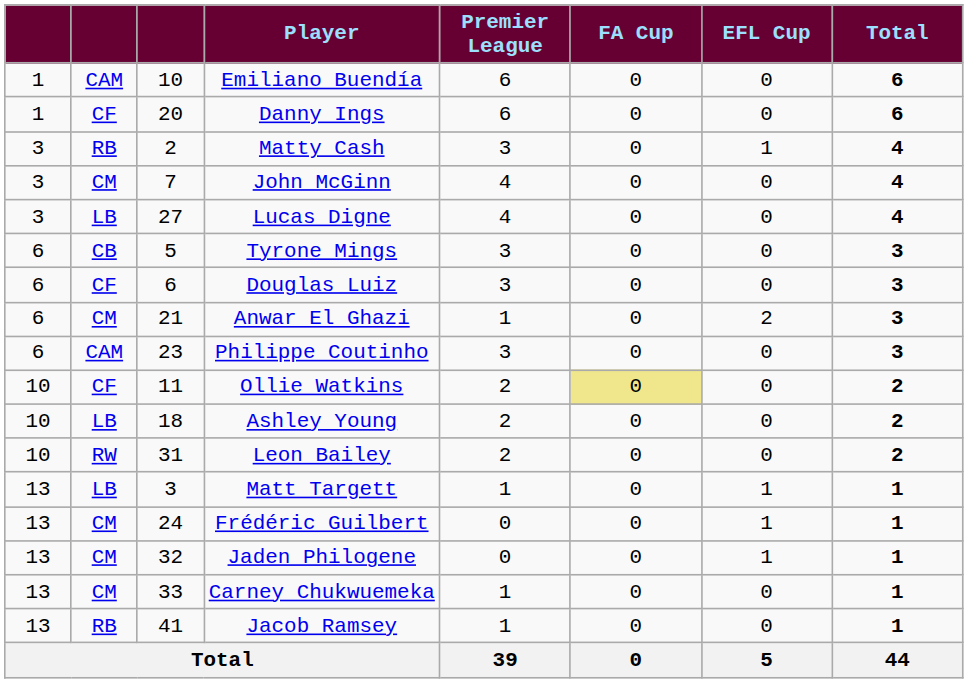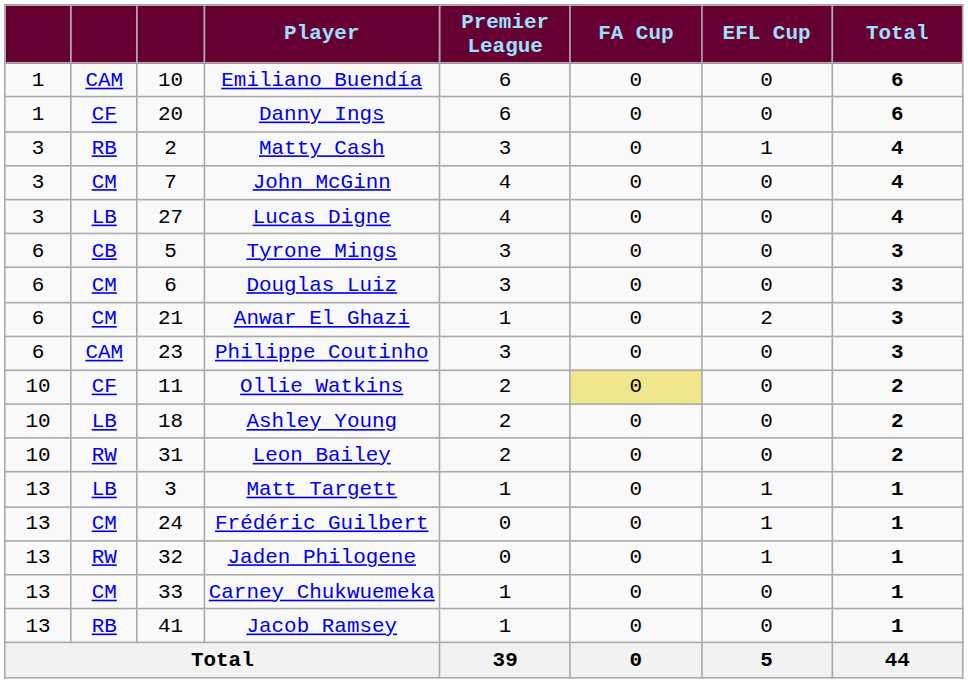(104, 285) CF -> (104, 285) CM
(104, 558) CM -> (104, 558) RW
